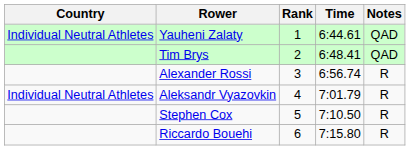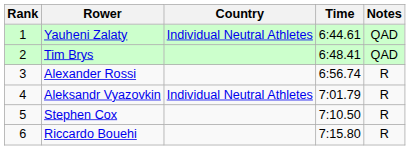columns swapped: (297, 14) <-> (80, 14)
